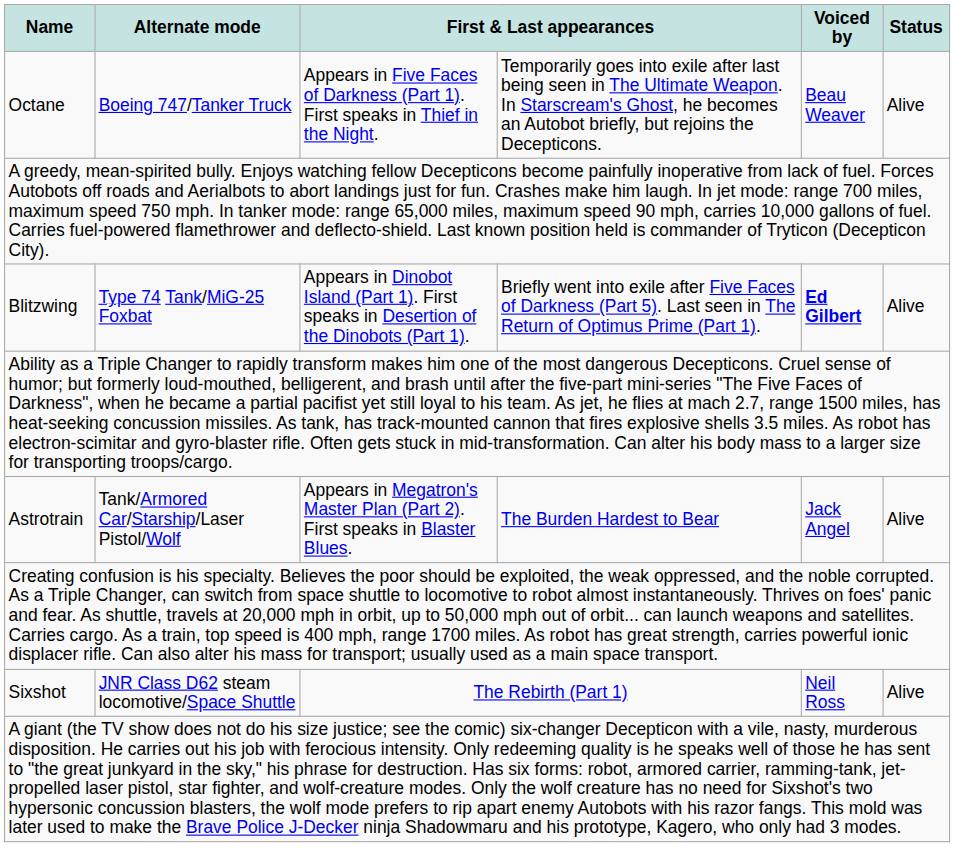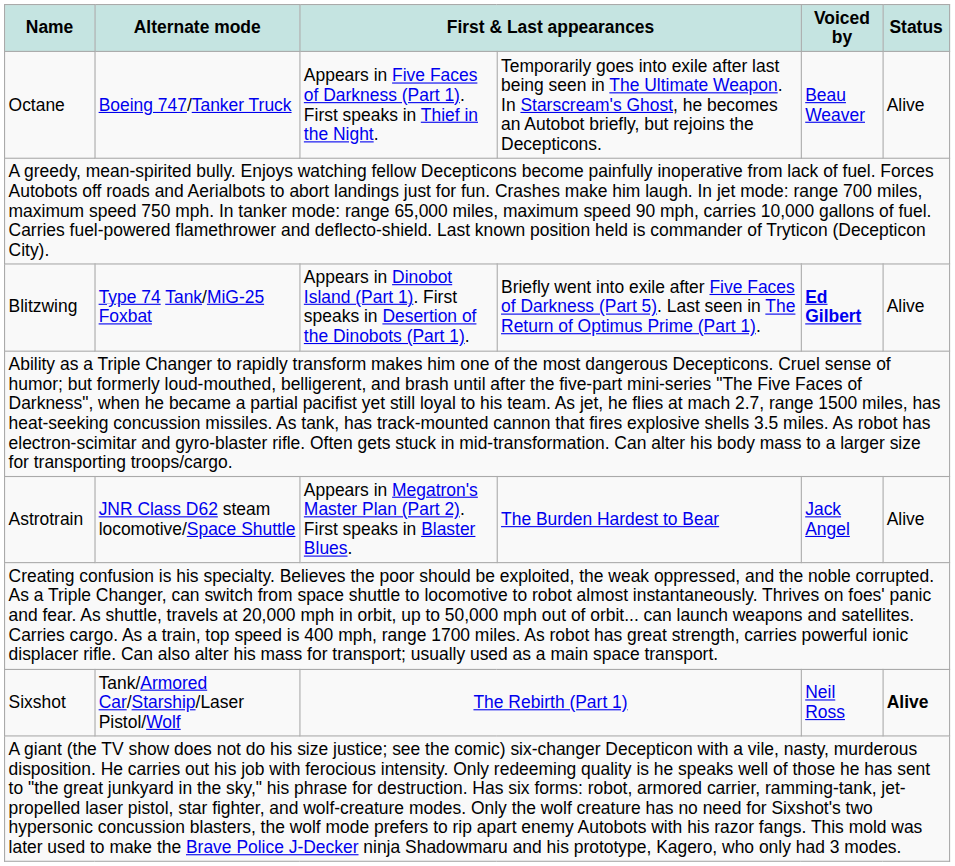(171, 519) Tank/Armored Car/Starship/Laser Pistol/Wolf -> (197, 519) JNR Class D62 steam locomotive/Space Shuttle
(197, 692) JNR Class D62 steam locomotive/Space Shuttle -> (171, 702) Tank/Armored Car/Starship/Laser Pistol/Wolf
(906, 692) normal -> (908, 702) bold
